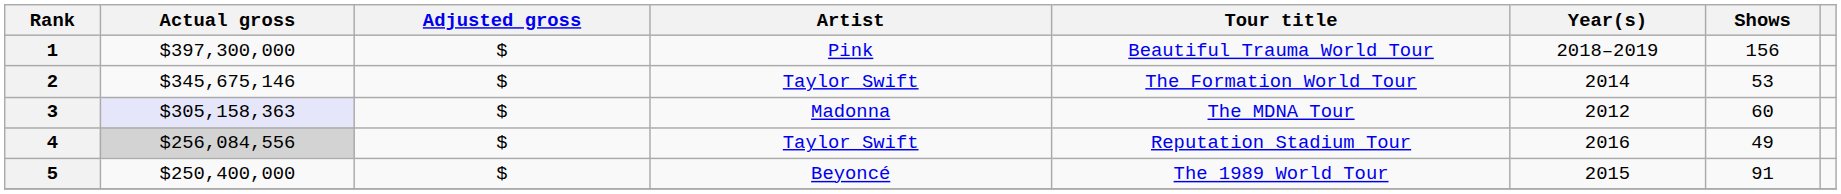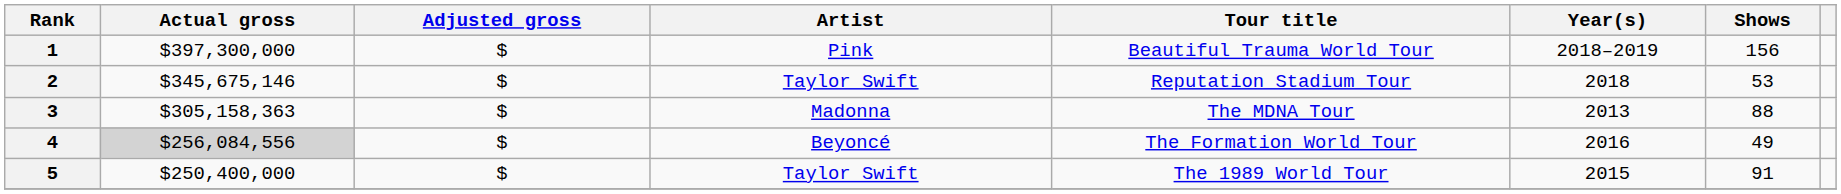(1281, 82) The Formation World Tour -> (1281, 82) Reputation Stadium Tour
(1607, 82) 2014 -> (1607, 82) 2018
(227, 112) lavender background -> (227, 112) no background
(1607, 112) 2012 -> (1607, 112) 2013
(1763, 112) 60 -> (1763, 112) 88
(851, 143) Taylor Swift -> (851, 143) Beyoncé
(1281, 143) Reputation Stadium Tour -> (1281, 143) The Formation World Tour
(851, 174) Beyoncé -> (851, 174) Taylor Swift
